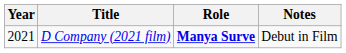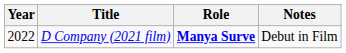(21, 36) 2021 -> (21, 36) 2022
